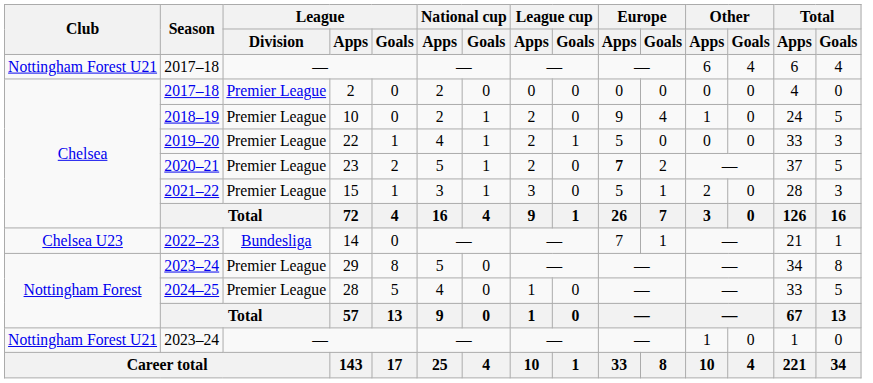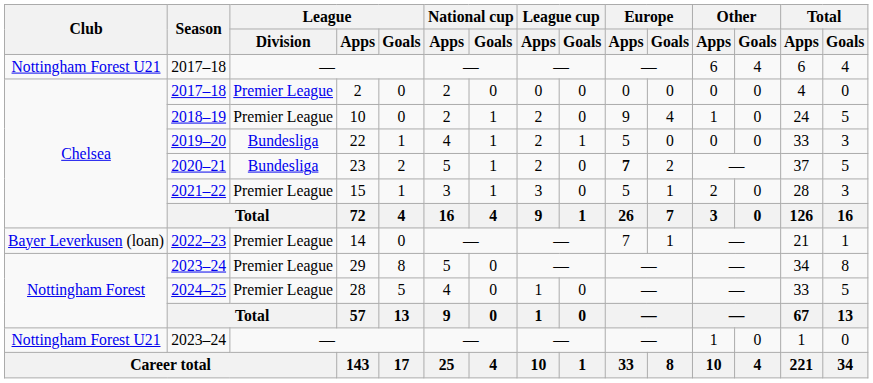(276, 141) Premier League -> (283, 141) Bundesliga
(276, 166) Premier League -> (283, 166) Bundesliga
(83, 240) Chelsea U23 -> (86, 240) Bayer Leverkusen (loan)
(276, 240) Bundesliga -> (283, 240) Premier League
